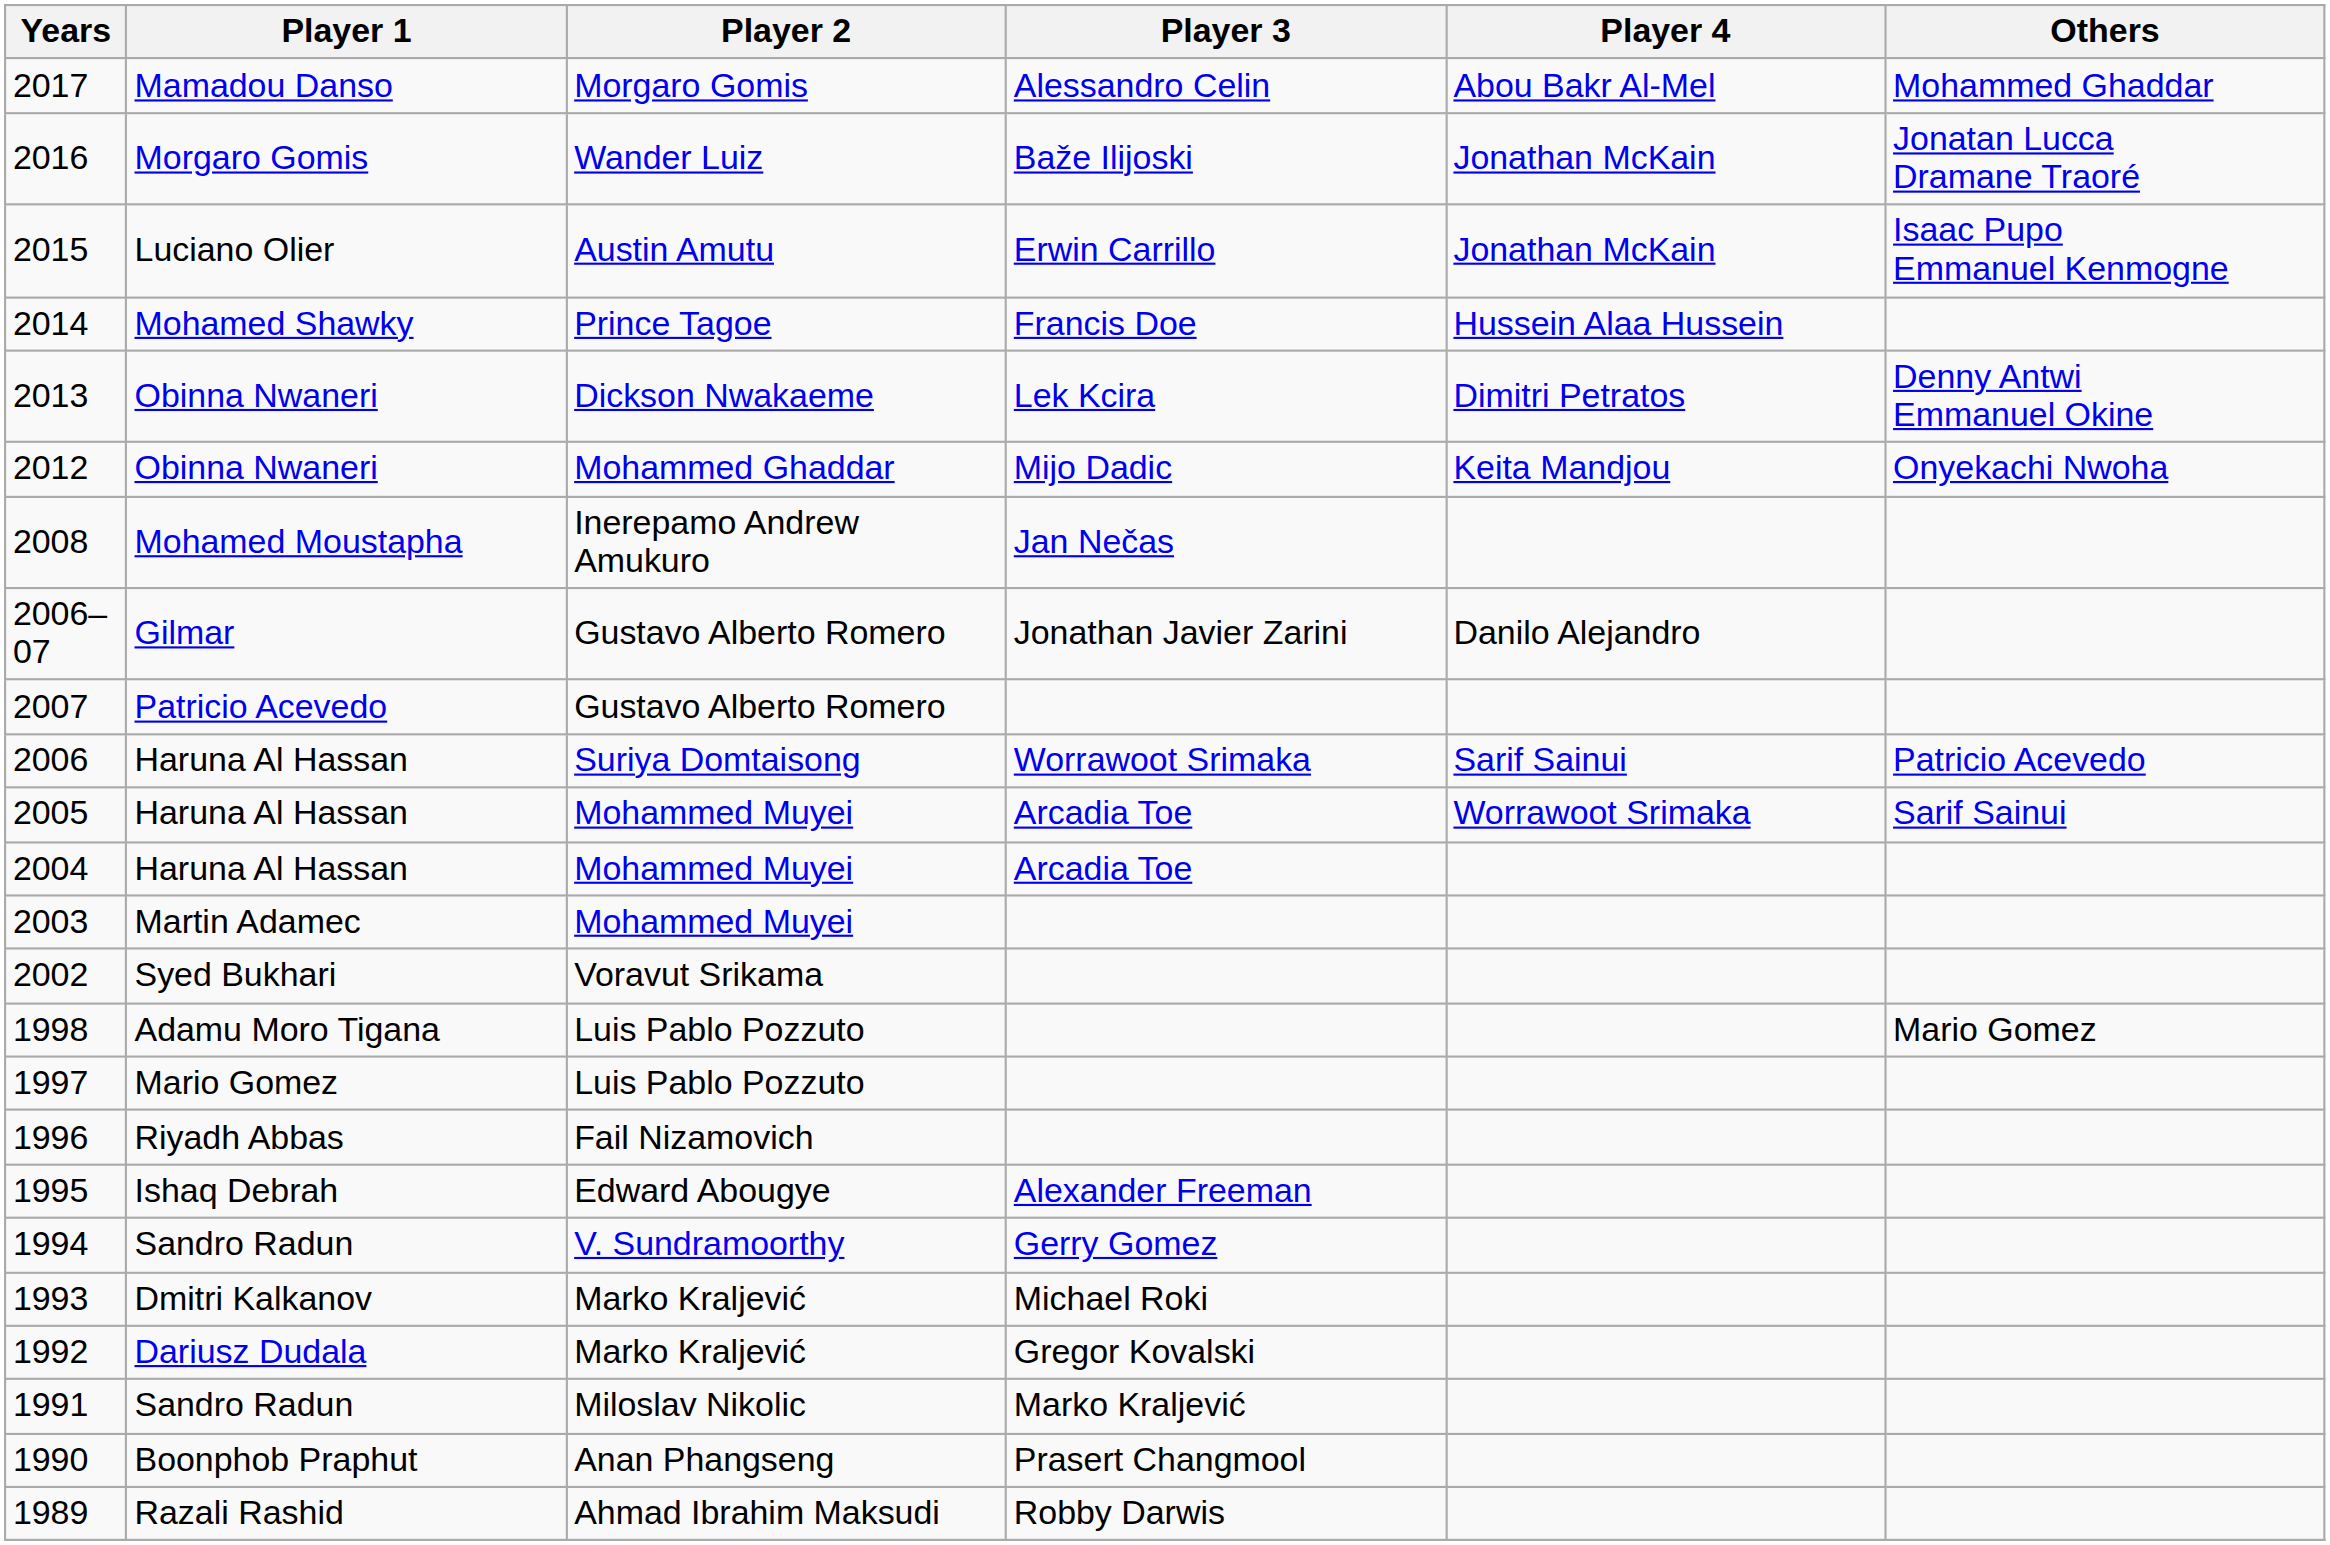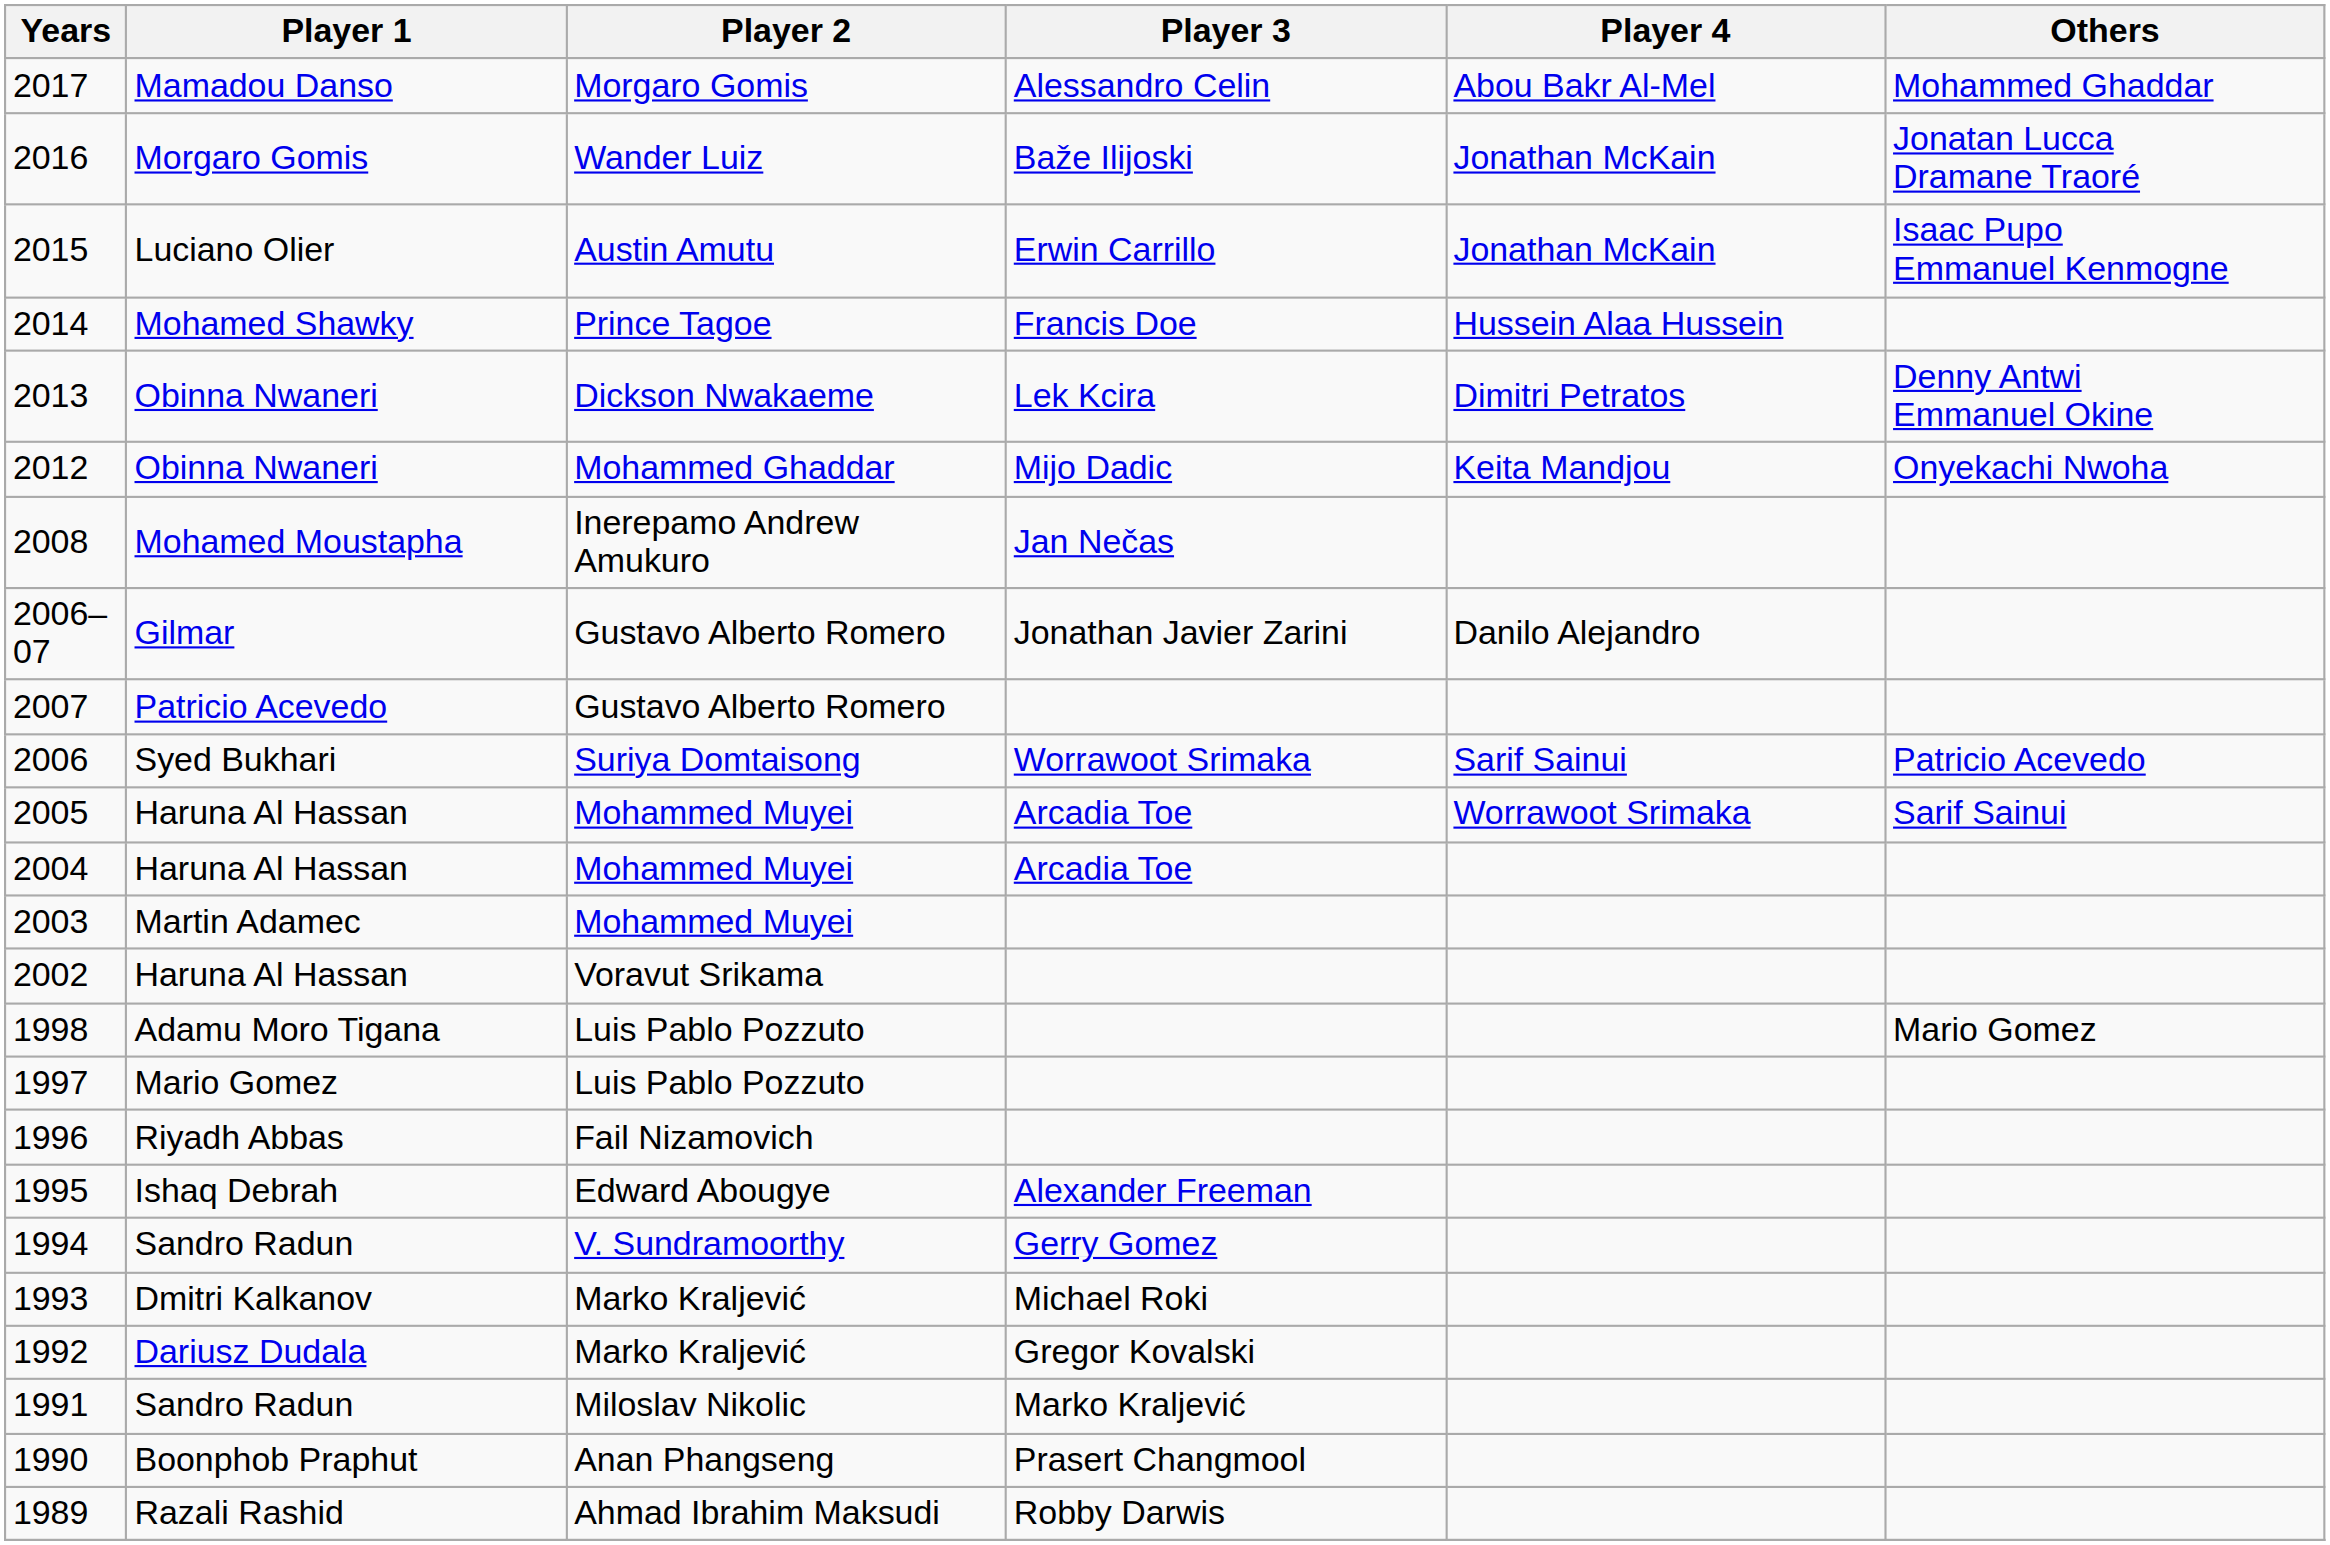(271, 760) Haruna Al Hassan -> (235, 760) Syed Bukhari
(235, 975) Syed Bukhari -> (271, 975) Haruna Al Hassan
